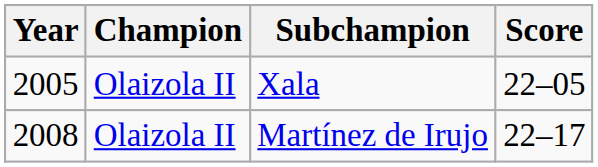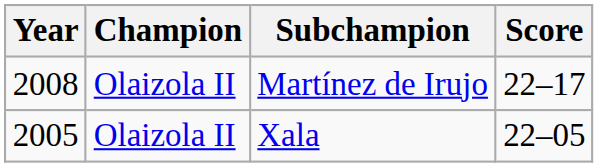rows swapped: (288, 82) <-> (373, 135)
